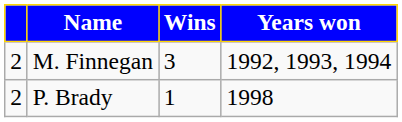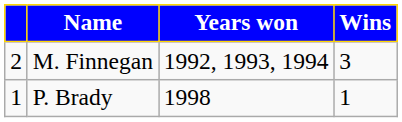columns swapped: (190, 23) <-> (309, 23)
(16, 97) 2 -> (16, 97) 1
